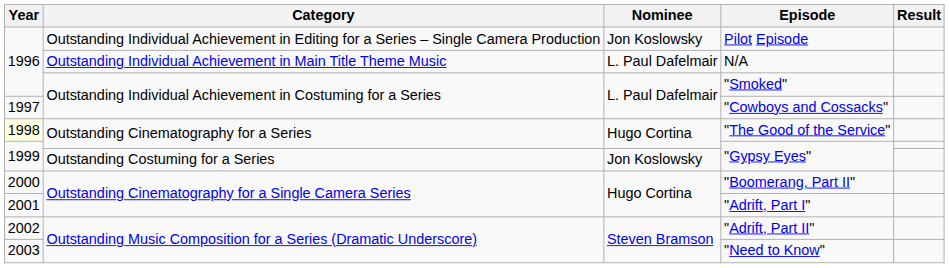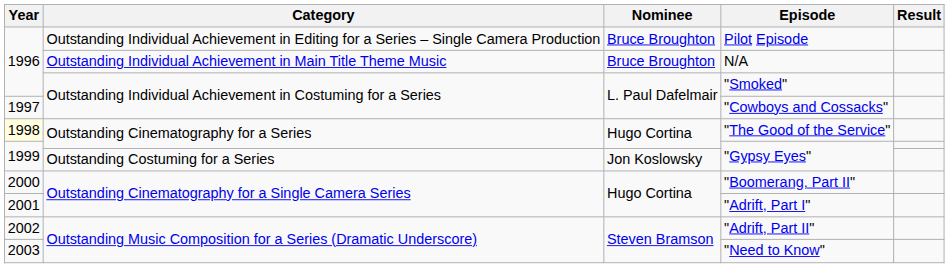(655, 38) Jon Koslowsky -> (661, 38) Bruce Broughton
(662, 61) L. Paul Dafelmair -> (661, 61) Bruce Broughton
